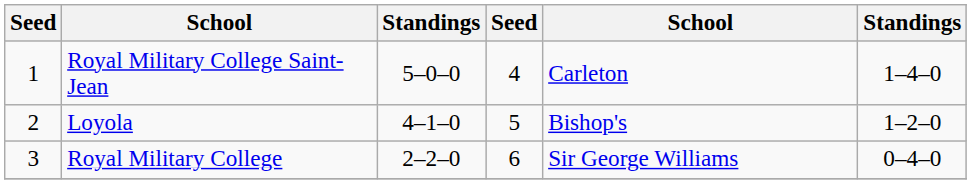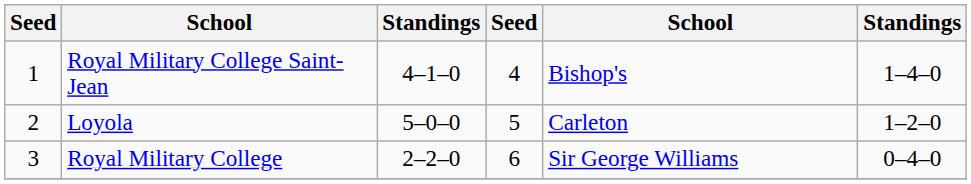(431, 72) 5–0–0 -> (431, 72) 4–1–0
(588, 72) Carleton -> (588, 72) Bishop's
(431, 122) 4–1–0 -> (431, 122) 5–0–0
(588, 122) Bishop's -> (588, 122) Carleton
